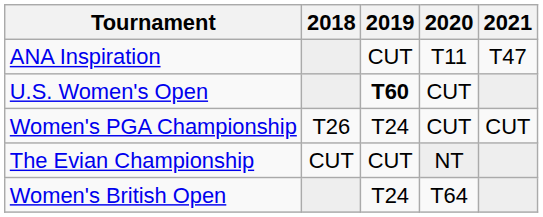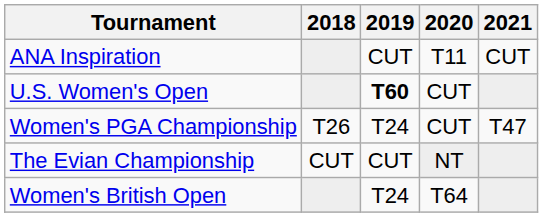(508, 57) T47 -> (508, 57) CUT
(508, 126) CUT -> (508, 126) T47
